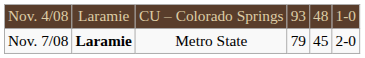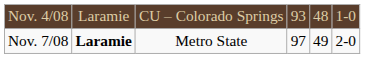(298, 41) 79 -> (298, 41) 97
(321, 41) 45 -> (321, 41) 49
